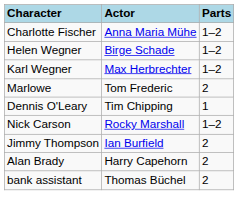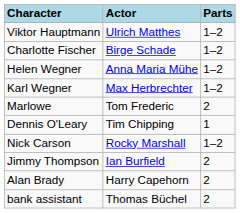+ row: (54, 32)
(150, 32) Anna Maria Mühe -> (141, 50) Birge Schade
(139, 50) Birge Schade -> (152, 69) Anna Maria Mühe
